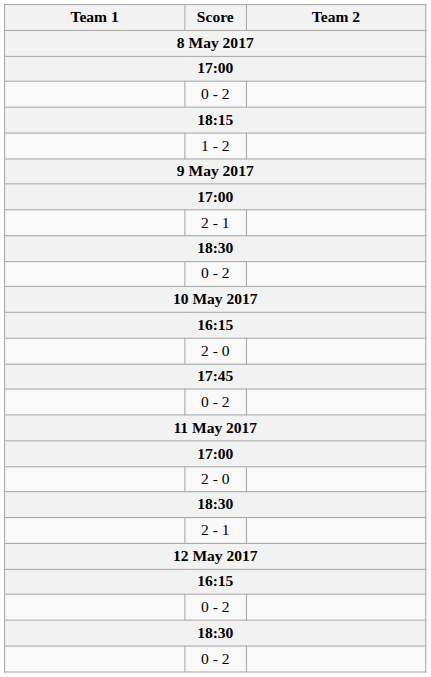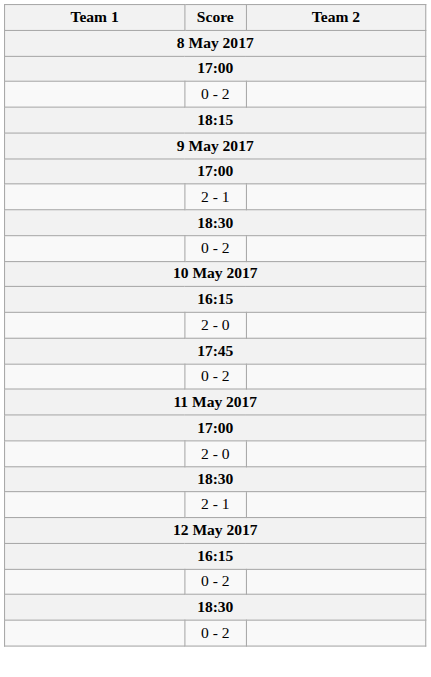- row: (95, 146)
